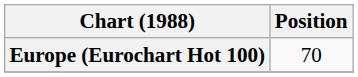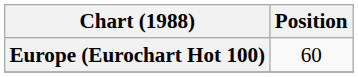(311, 54) 70 -> (311, 54) 60
